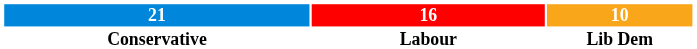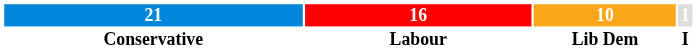+ column: (685, 15)
